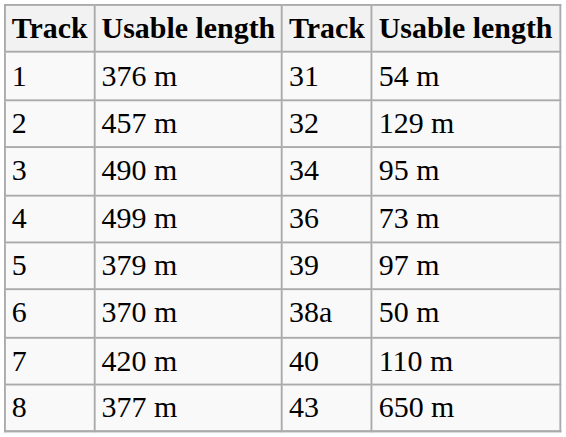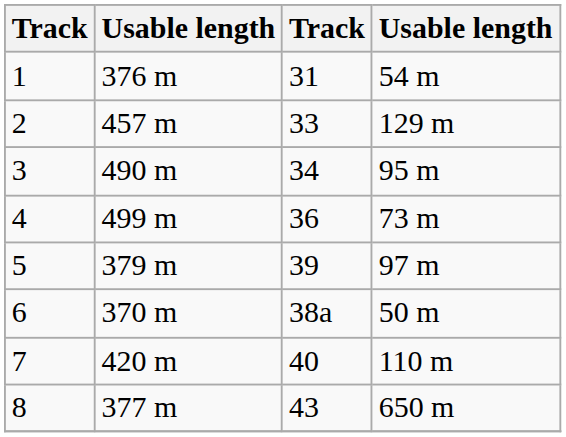(304, 123) 32 -> (304, 123) 33
